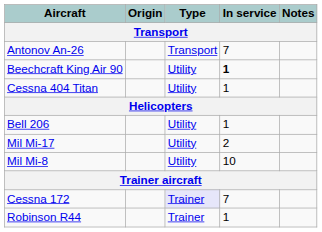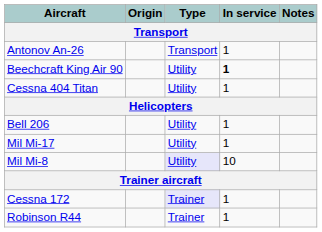(226, 50) 7 -> (226, 50) 1
(226, 143) 2 -> (226, 143) 1
(182, 161) no background -> (182, 161) lavender background
(226, 198) 7 -> (226, 198) 1
